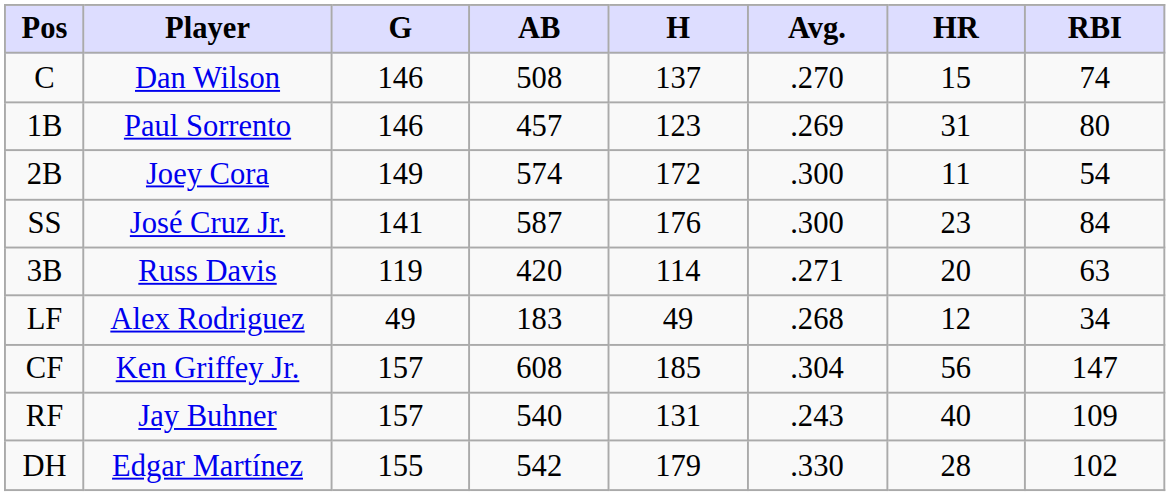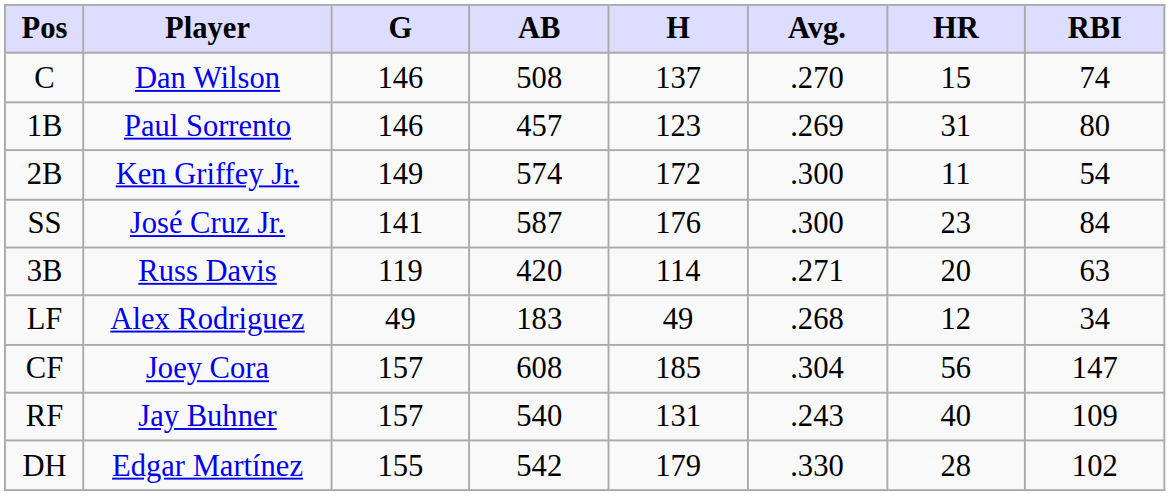(208, 174) Joey Cora -> (208, 174) Ken Griffey Jr.
(208, 367) Ken Griffey Jr. -> (208, 367) Joey Cora
